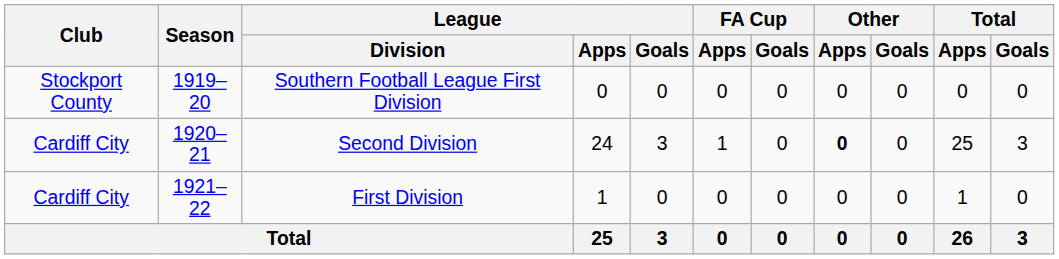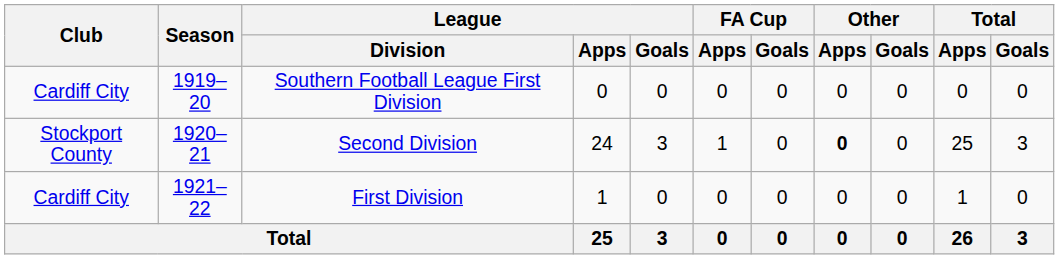(81, 92) Stockport County -> (81, 92) Cardiff City
(81, 144) Cardiff City -> (81, 144) Stockport County
